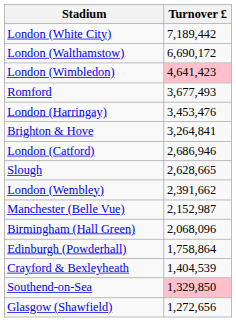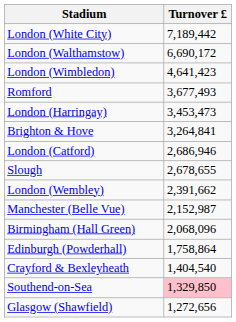(192, 72) pink background -> (192, 72) no background
(192, 111) 3,453,476 -> (192, 111) 3,453,473
(192, 170) 2,628,665 -> (192, 170) 2,678,655
(192, 268) 1,404,539 -> (192, 268) 1,404,540
